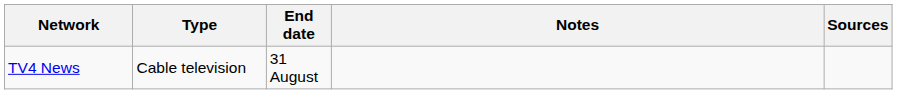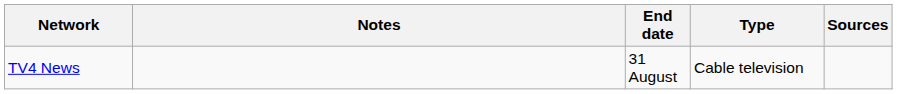columns swapped: (200, 25) <-> (578, 25)
